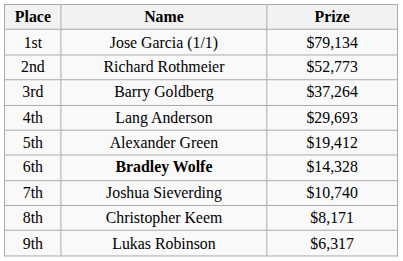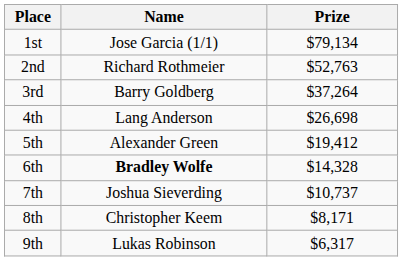(332, 67) $52,773 -> (332, 67) $52,763
(332, 117) $29,693 -> (332, 117) $26,698
(332, 192) $10,740 -> (332, 192) $10,737
